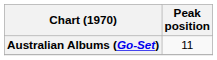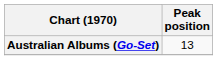(187, 45) 11 -> (187, 45) 13
